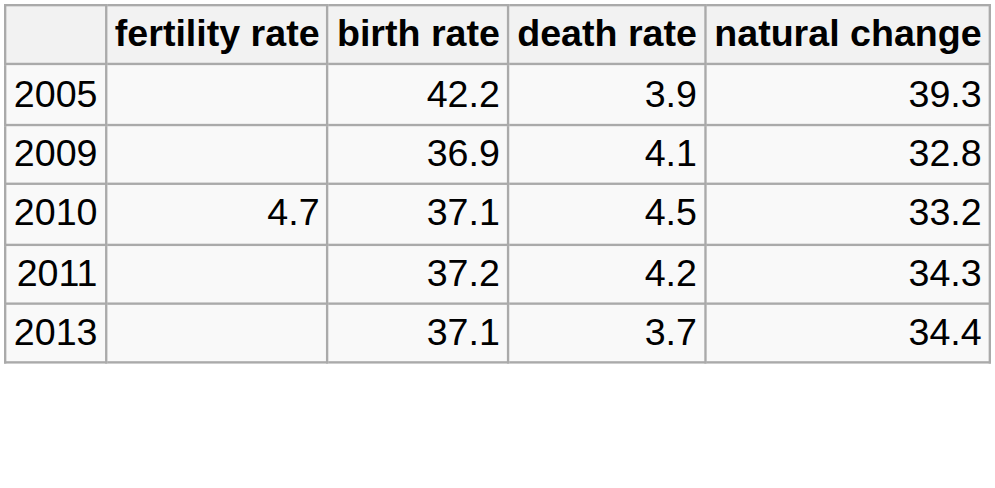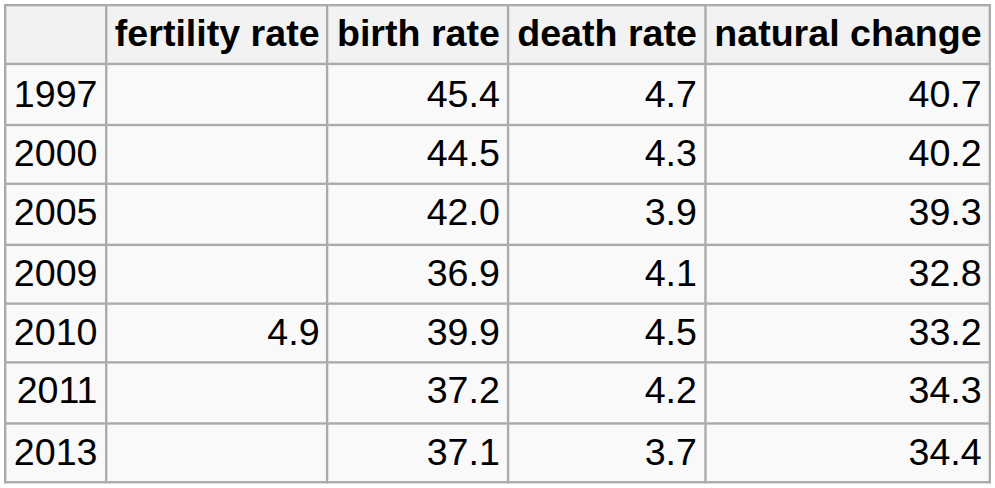+ row: (56, 93)
+ row: (56, 153)
(463, 93) 42.2 -> (463, 213) 42.0
(293, 213) 4.7 -> (293, 332) 4.9
(463, 213) 37.1 -> (463, 332) 39.9
